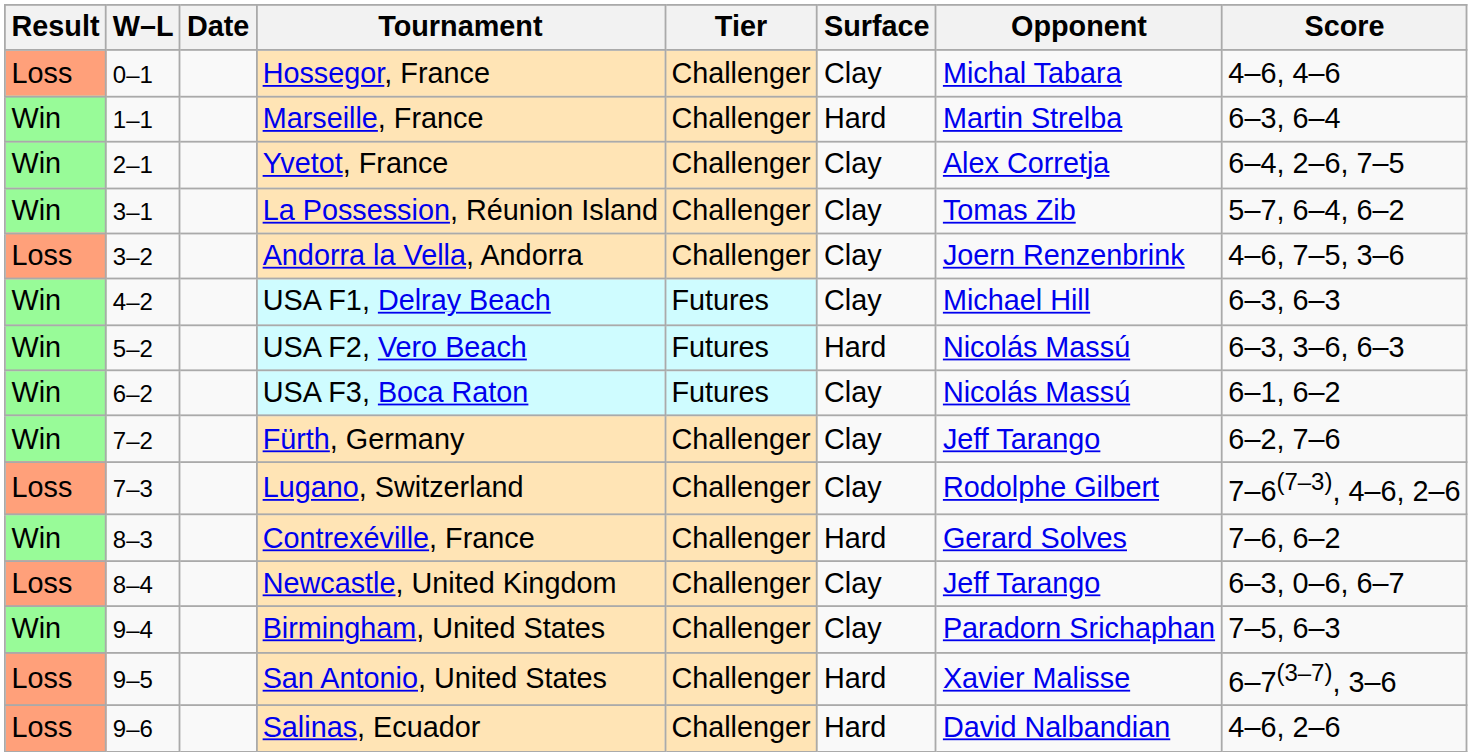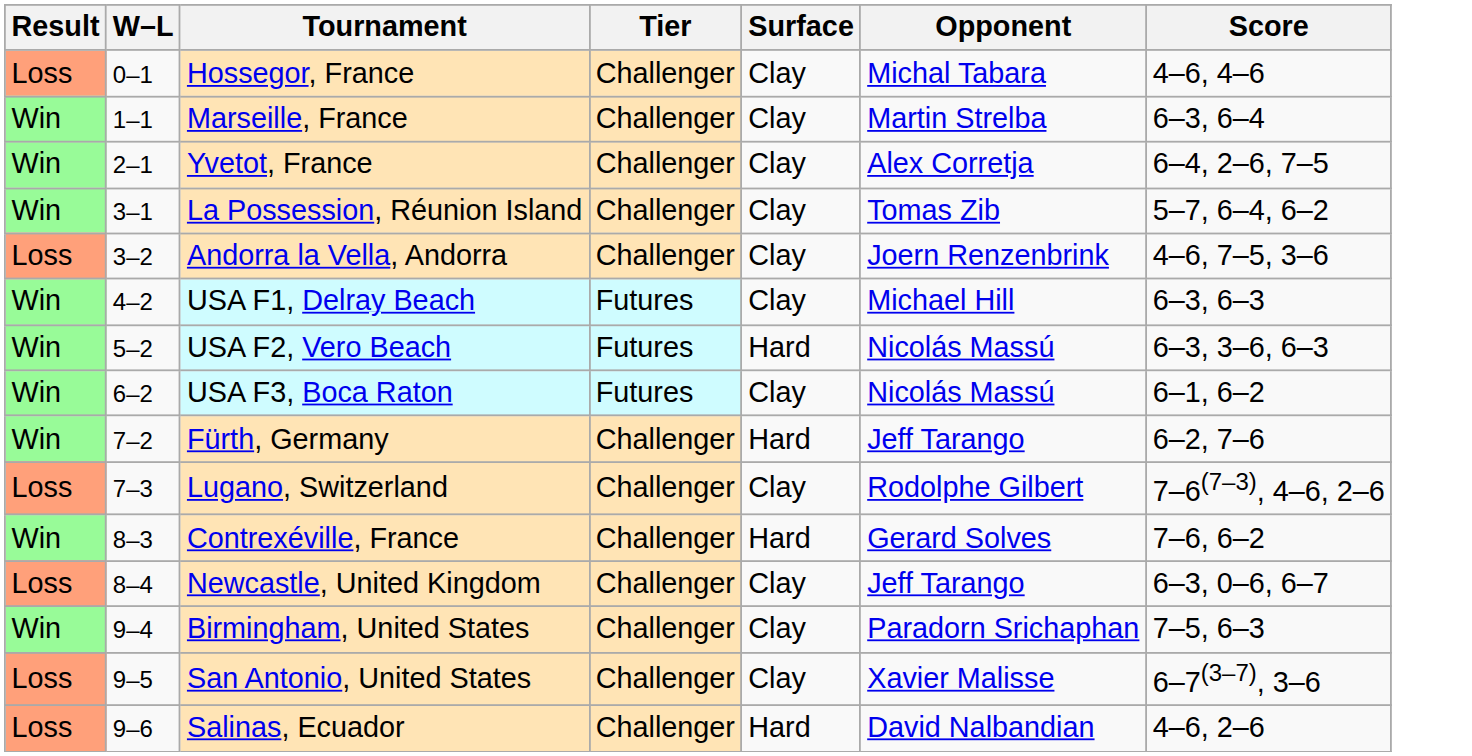- column: (218, 27)
(855, 118) Hard -> (777, 118) Clay
(853, 438) Clay -> (779, 438) Hard
(855, 678) Hard -> (777, 678) Clay
